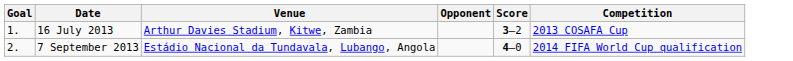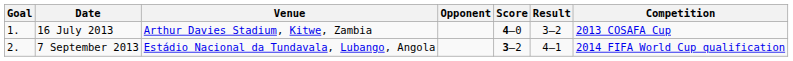+ column: (552, 13)
(512, 30) 3–2 -> (512, 30) 4–0
(512, 47) 4–0 -> (512, 47) 3–2
